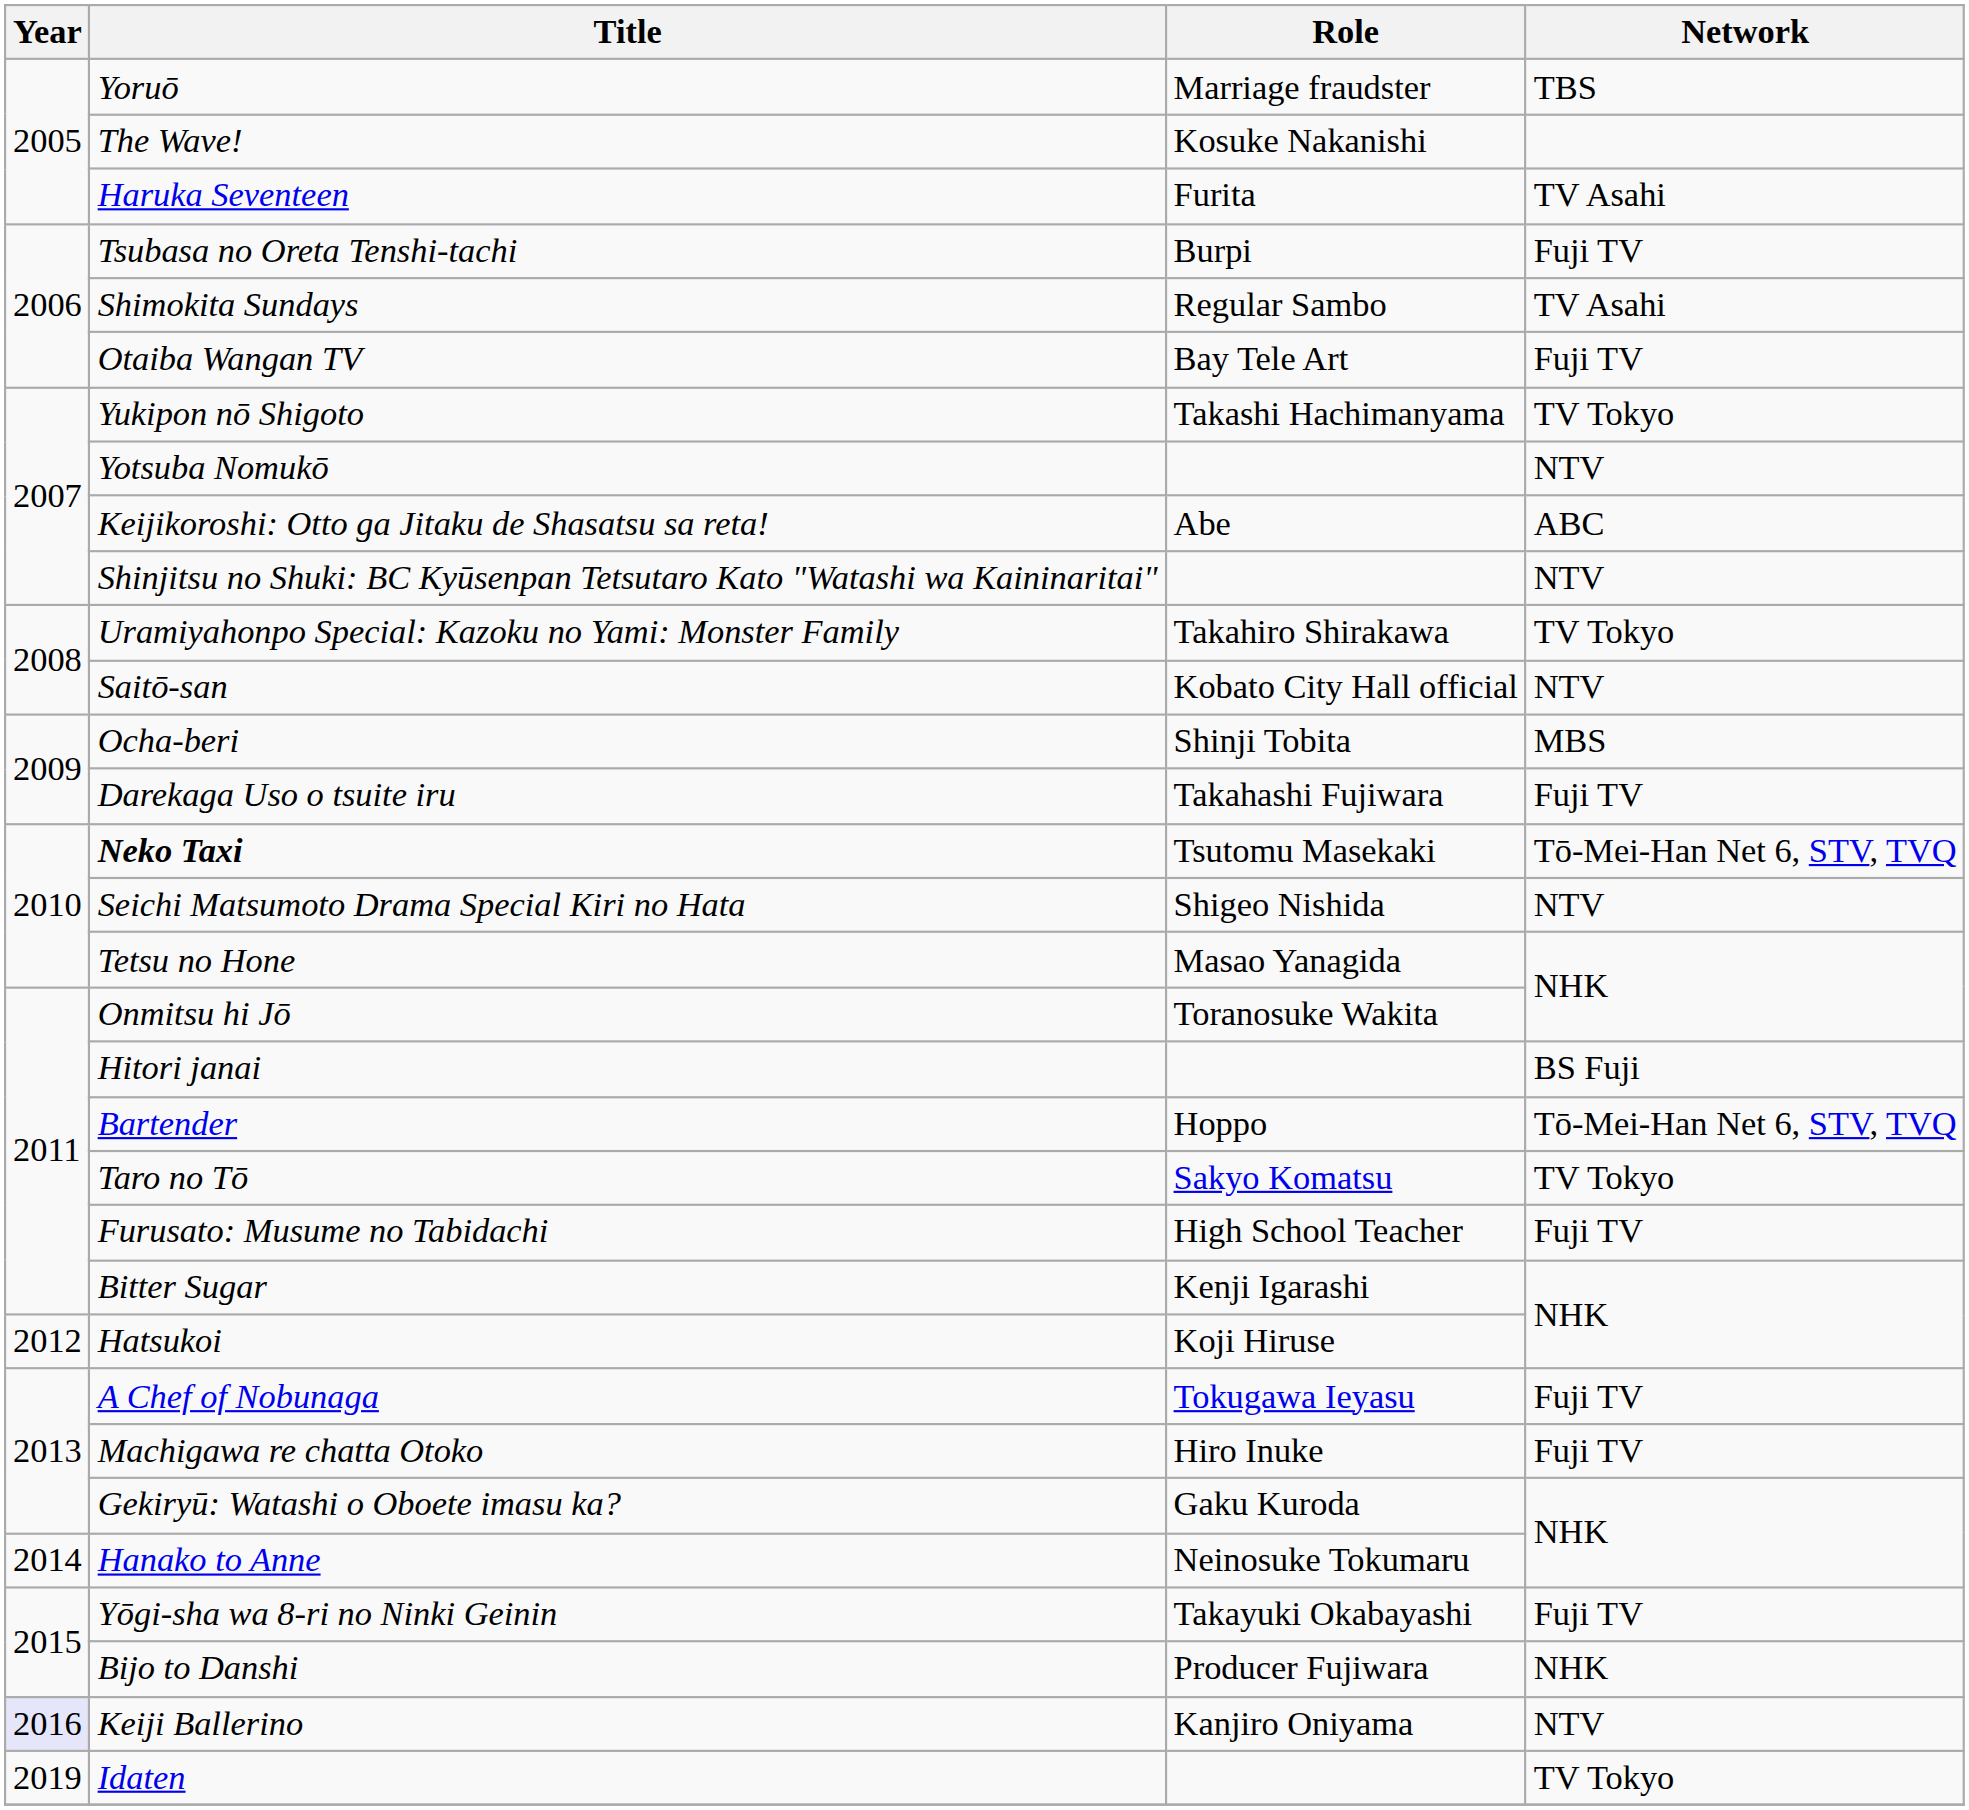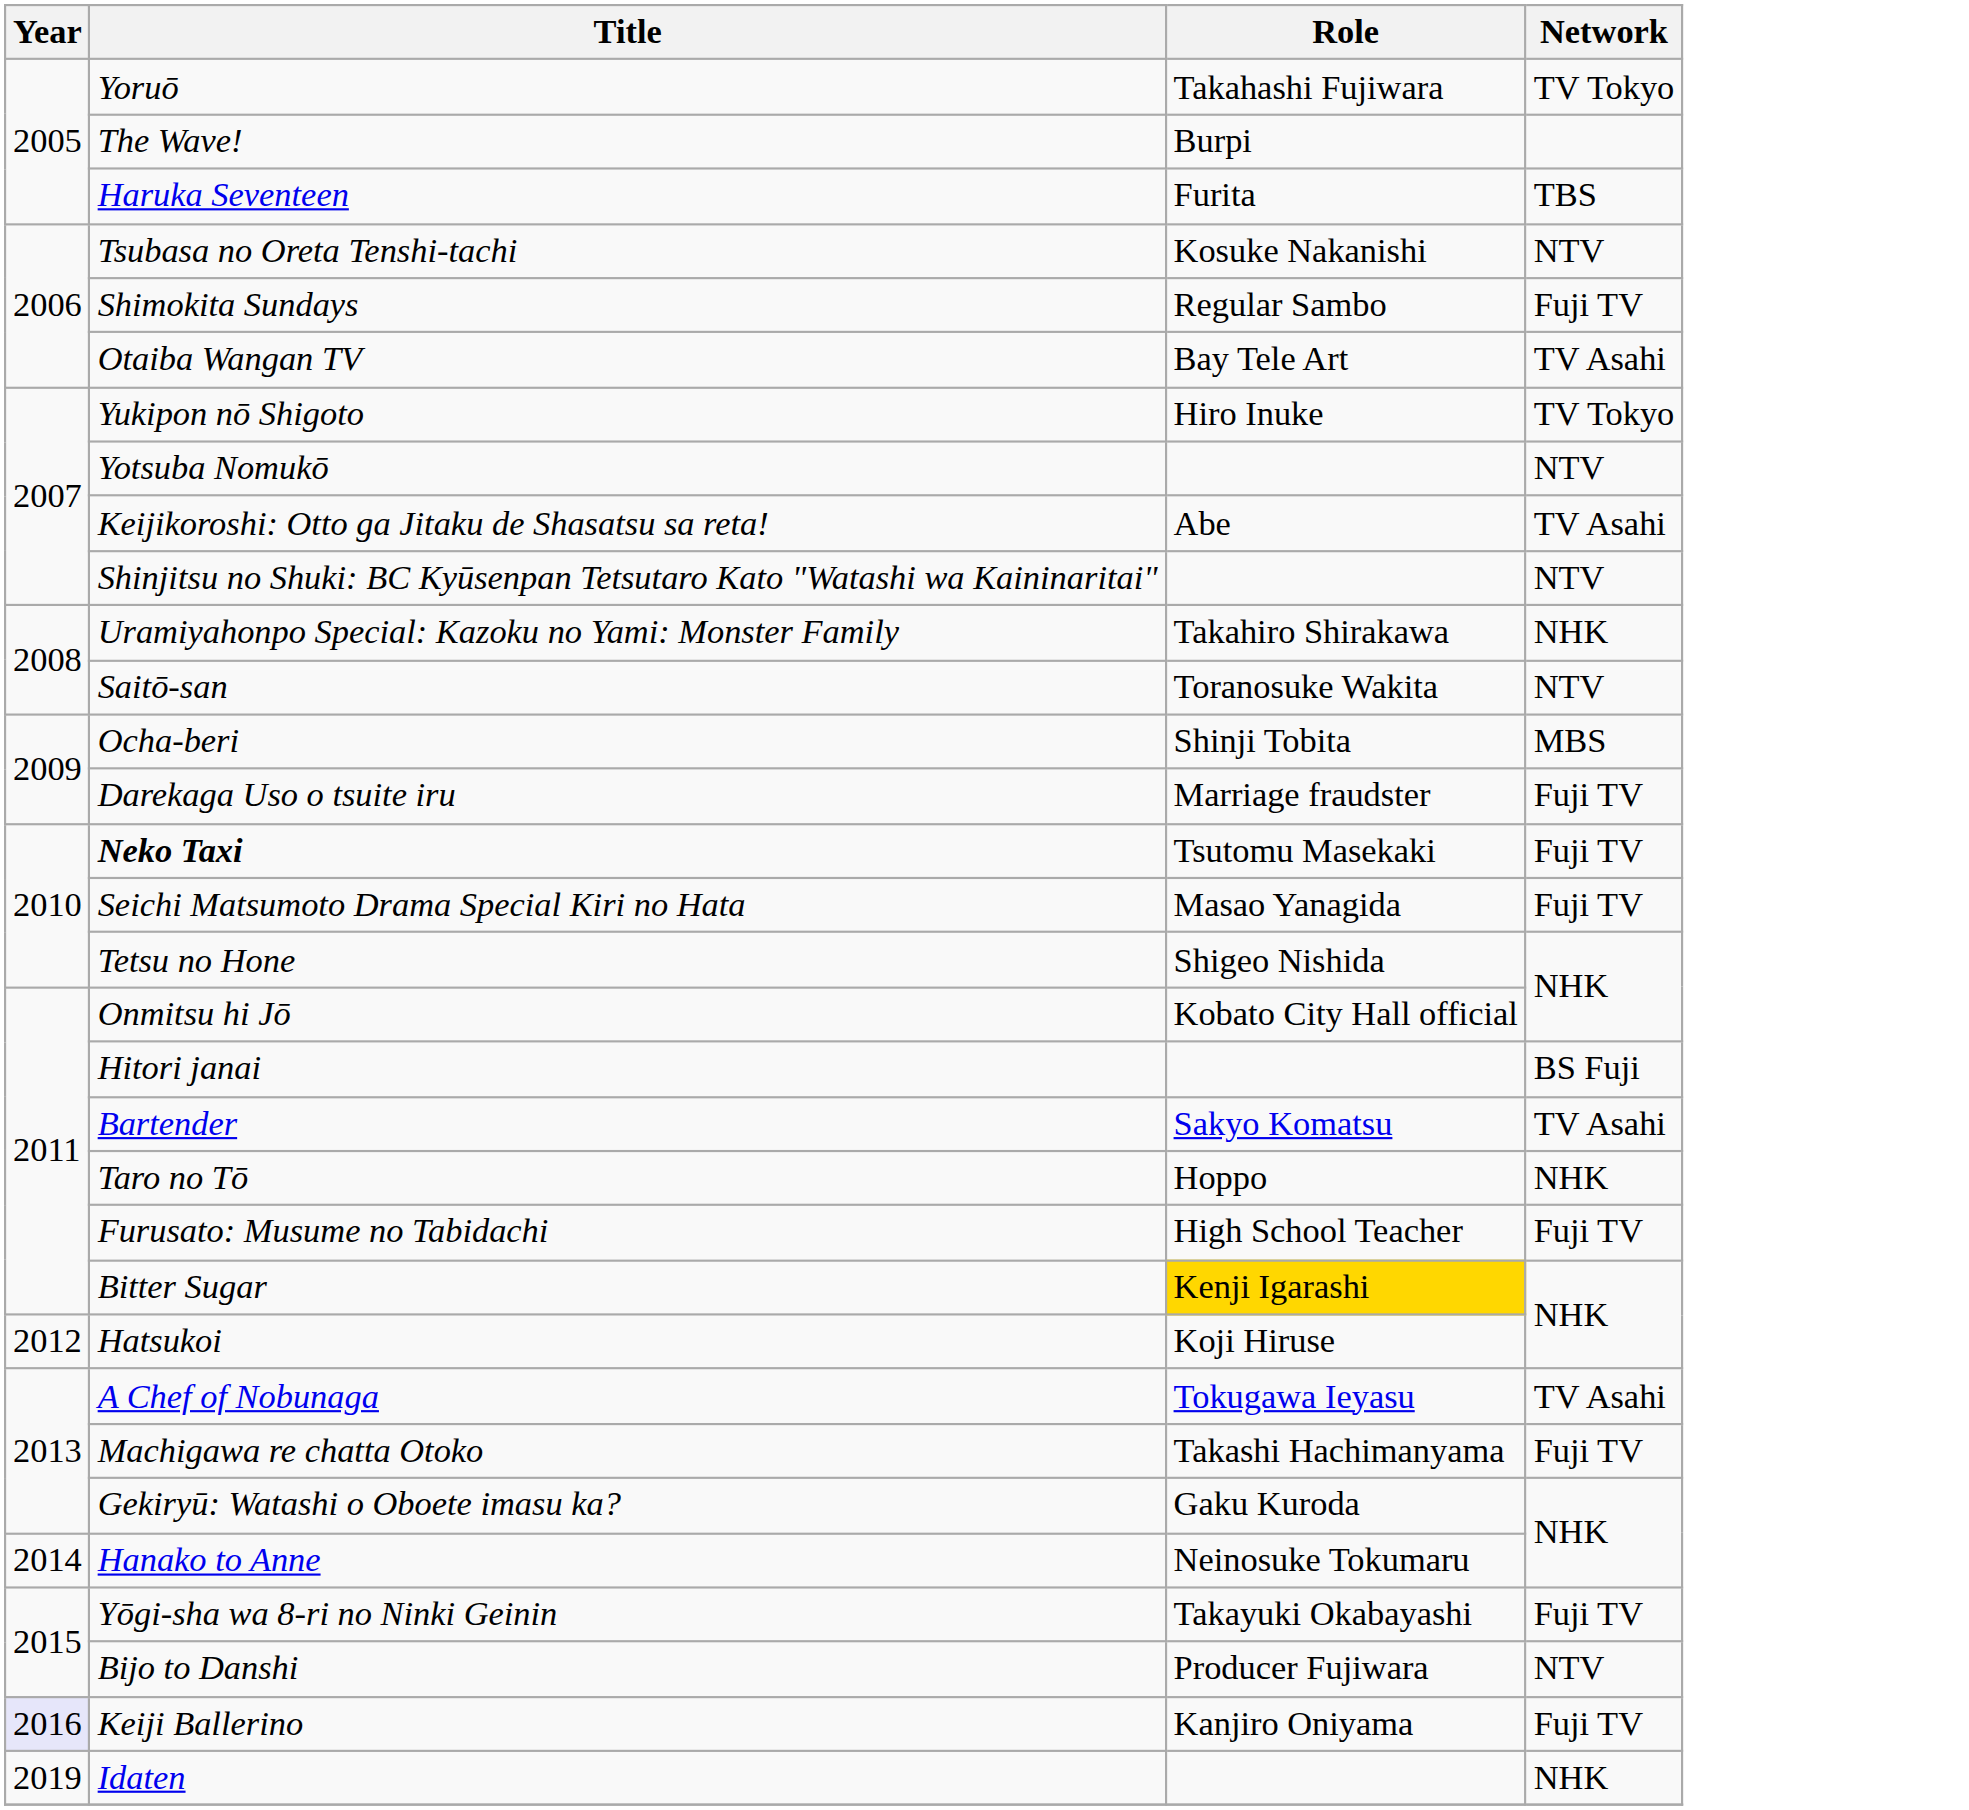(1302, 86) Marriage fraudster -> (1308, 86) Takahashi Fujiwara
(1565, 86) TBS -> (1604, 86) TV Tokyo
(1300, 140) Kosuke Nakanishi -> (1213, 140) Burpi
(1600, 195) TV Asahi -> (1565, 195) TBS
(1213, 250) Burpi -> (1300, 250) Kosuke Nakanishi
(1588, 250) Fuji TV -> (1569, 250) NTV
(1600, 304) TV Asahi -> (1588, 304) Fuji TV
(1588, 359) Fuji TV -> (1600, 359) TV Asahi
(1339, 413) Takashi Hachimanyama -> (1249, 413) Hiro Inuke
(1569, 522) ABC -> (1600, 522) TV Asahi
(1604, 631) TV Tokyo -> (1571, 631) NHK
(1346, 686) Kobato City Hall official -> (1306, 686) Toranosuke Wakita
(1308, 795) Takahashi Fujiwara -> (1302, 795) Marriage fraudster
(1745, 850) Tō-Mei-Han Net 6, STV, TVQ -> (1588, 850) Fuji TV
(1279, 904) Shigeo Nishida -> (1287, 904) Masao Yanagida
(1569, 904) NTV -> (1588, 904) Fuji TV
(1287, 959) Masao Yanagida -> (1279, 959) Shigeo Nishida
(1306, 1013) Toranosuke Wakita -> (1346, 1013) Kobato City Hall official
(1220, 1122) Hoppo -> (1283, 1122) Sakyo Komatsu
(1745, 1122) Tō-Mei-Han Net 6, STV, TVQ -> (1600, 1122) TV Asahi
(1283, 1177) Sakyo Komatsu -> (1220, 1177) Hoppo
(1604, 1177) TV Tokyo -> (1571, 1177) NHK
(1271, 1286) no background -> (1271, 1286) gold background
(1588, 1395) Fuji TV -> (1600, 1395) TV Asahi
(1249, 1450) Hiro Inuke -> (1339, 1450) Takashi Hachimanyama
(1571, 1668) NHK -> (1569, 1668) NTV
(1569, 1723) NTV -> (1588, 1723) Fuji TV
(1604, 1777) TV Tokyo -> (1571, 1777) NHK
